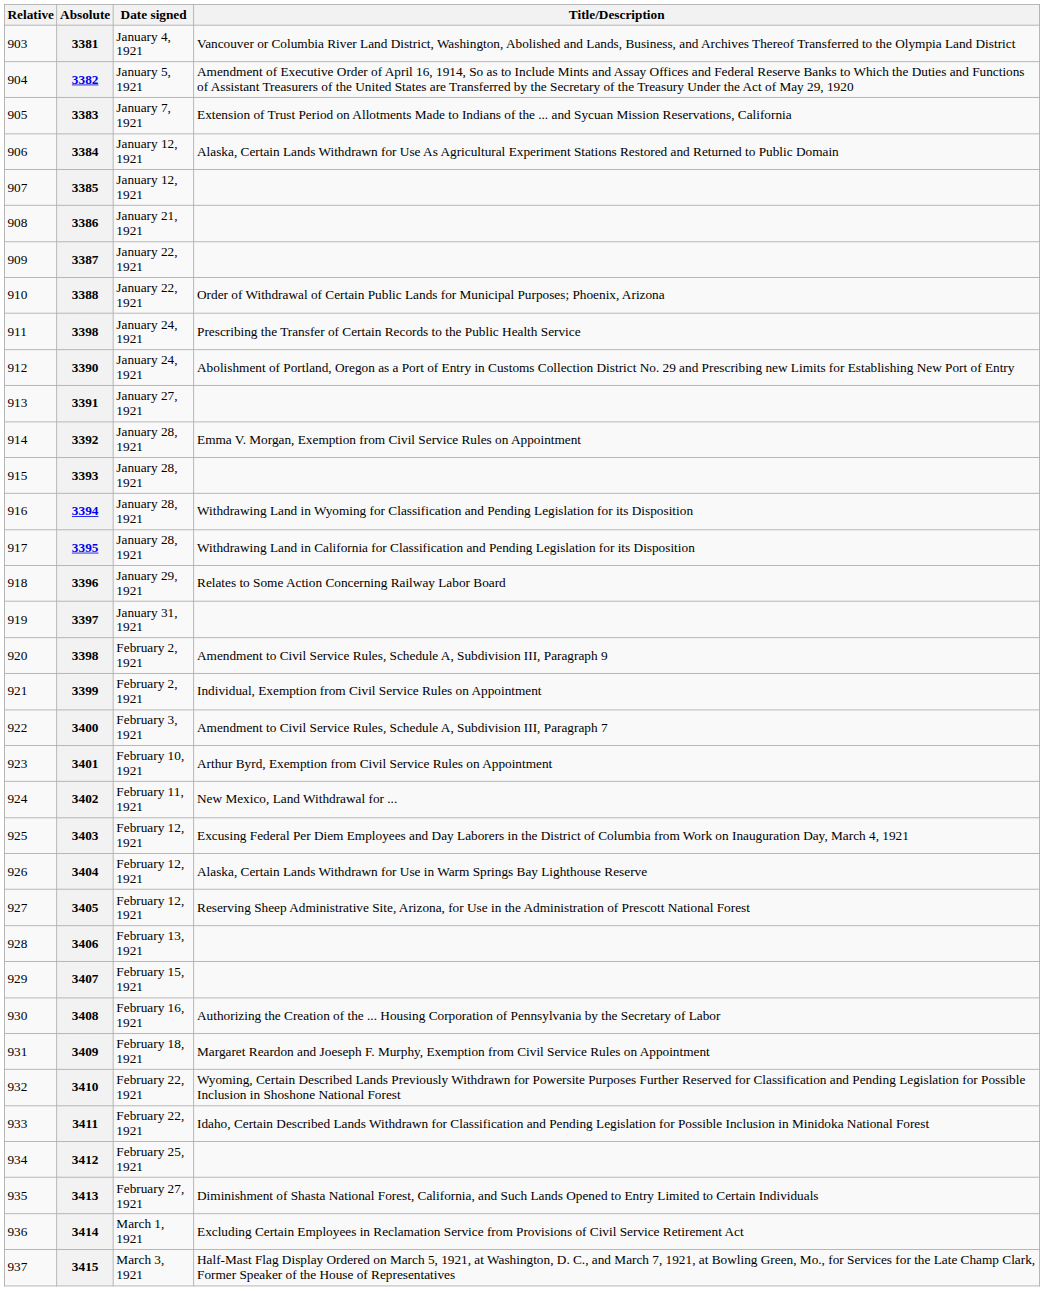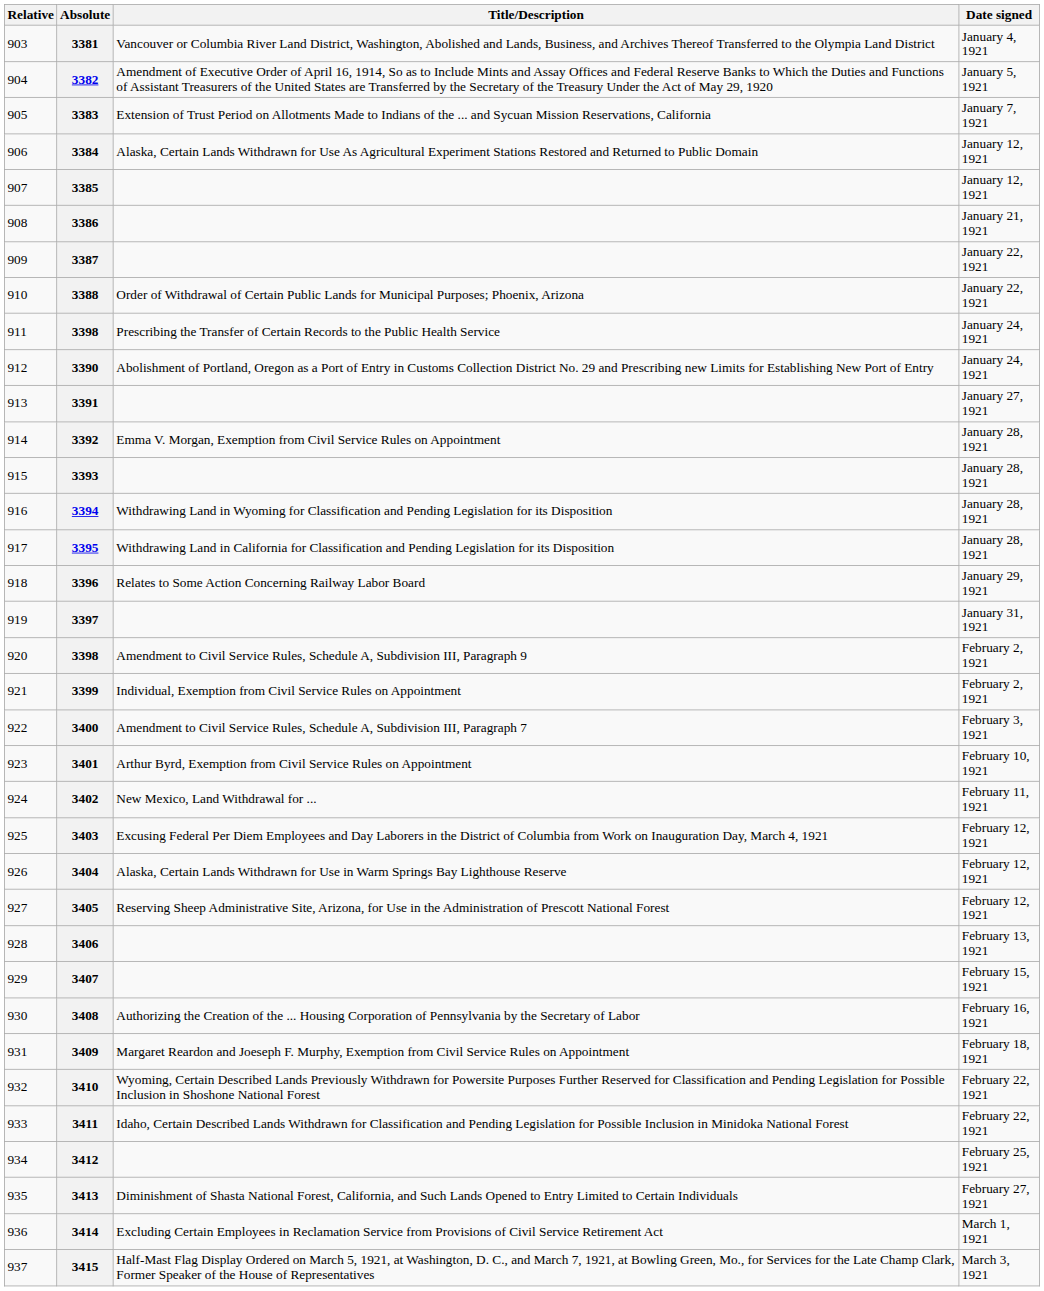columns swapped: (617, 15) <-> (154, 15)
